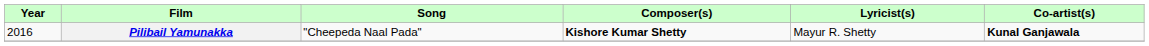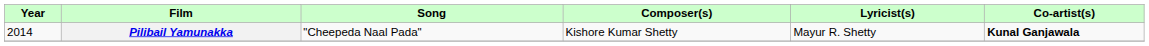(20, 31) 2016 -> (20, 31) 2014
(626, 31) bold -> (622, 31) normal
